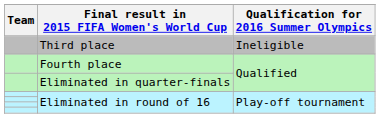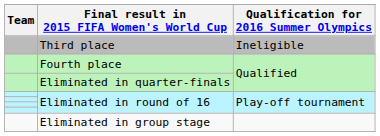+ row: (125, 122)
